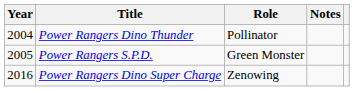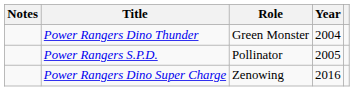columns swapped: (20, 14) <-> (325, 14)
(252, 34) Pollinator -> (271, 34) Green Monster
(266, 55) Green Monster -> (257, 55) Pollinator
